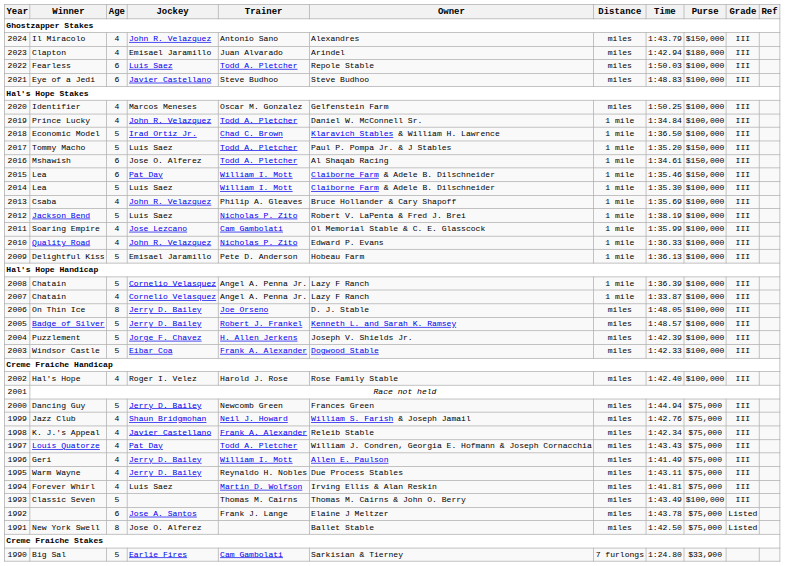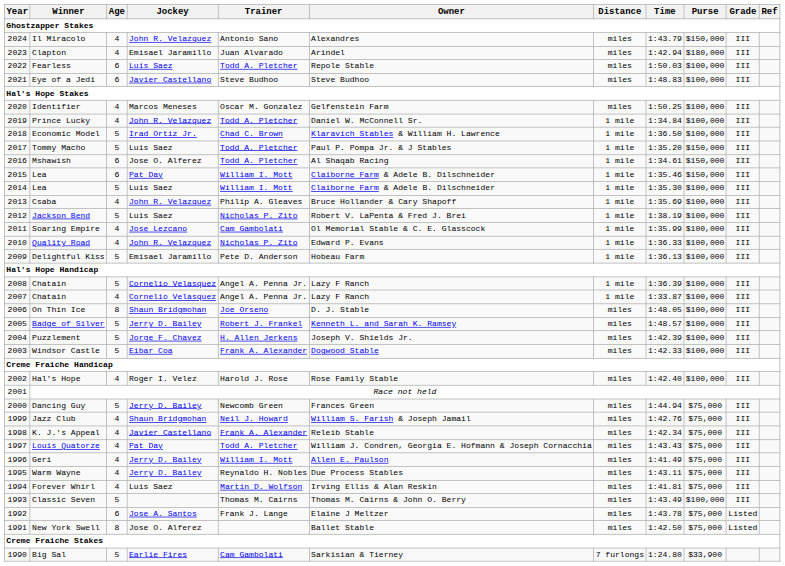(165, 311) Jerry D. Bailey -> (168, 311) Shaun Bridgmohan
